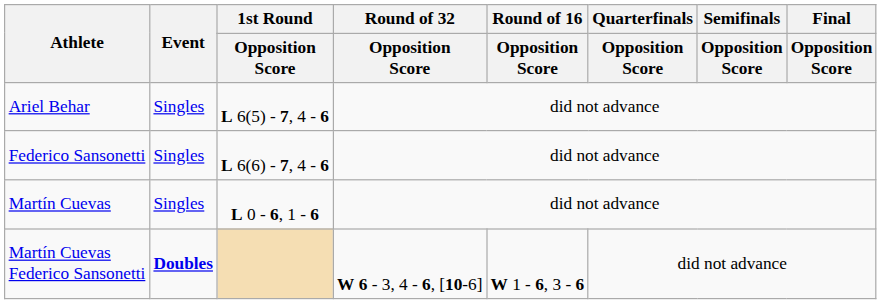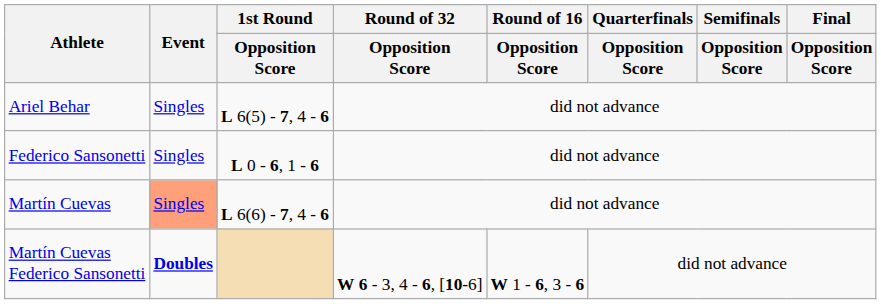(275, 165) L 6(6) - 7, 4 - 6 -> (275, 165) L 0 - 6, 1 - 6
(179, 204) no background -> (179, 204) lightsalmon background
(275, 214) L 0 - 6, 1 - 6 -> (275, 214) L 6(6) - 7, 4 - 6
